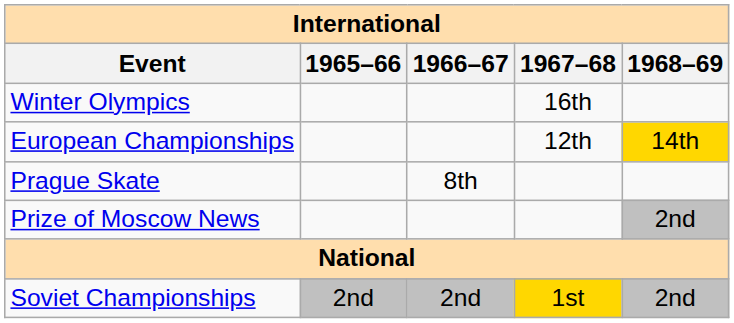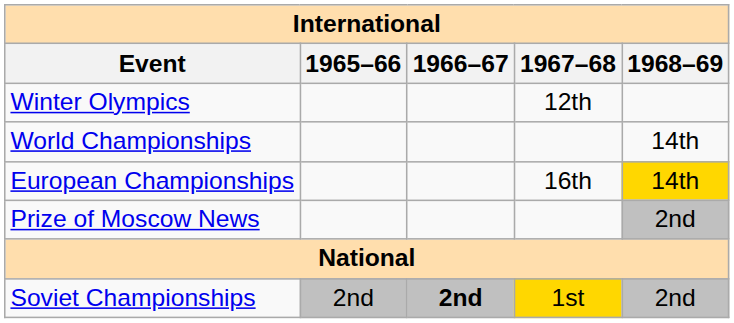(568, 102) 16th -> (568, 102) 12th
+ row: (131, 141)
(568, 141) 12th -> (568, 180) 16th
- row: (85, 180)
(461, 297) normal -> (461, 297) bold
